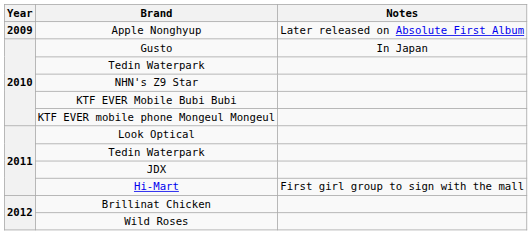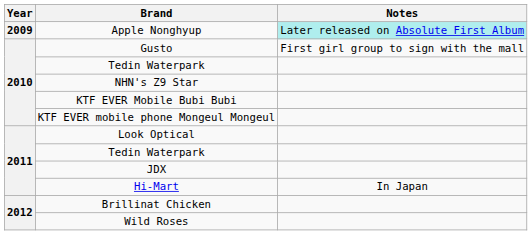(402, 30) no background -> (402, 30) paleturquoise background
(402, 48) In Japan -> (402, 48) First girl group to sign with the mall
(402, 187) First girl group to sign with the mall -> (402, 187) In Japan
